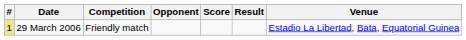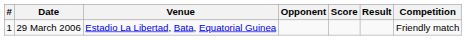columns swapped: (364, 12) <-> (117, 12)
(9, 28) khaki background -> (9, 28) no background
